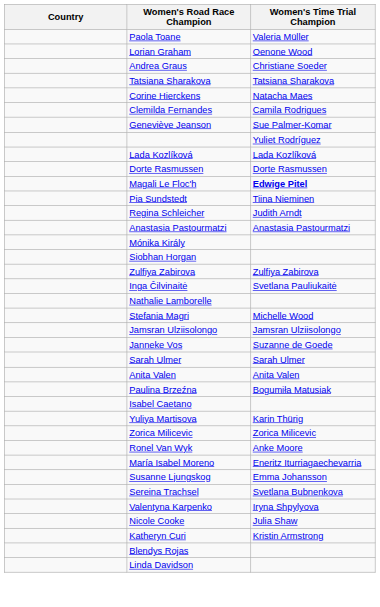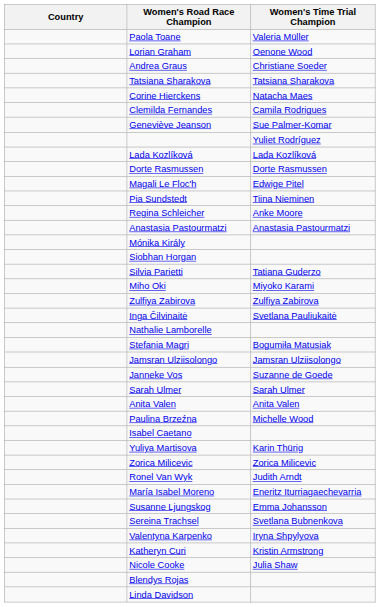(280, 184) bold -> (278, 184) normal
(277, 213) Judith Arndt -> (278, 213) Anke Moore
+ row: (156, 272)
+ row: (147, 286)
(283, 316) Michelle Wood -> (292, 345) Bogumiła Matusiak
(292, 389) Bogumiła Matusiak -> (283, 419) Michelle Wood
(278, 448) Anke Moore -> (277, 477) Judith Arndt
rows swapped: (157, 521) <-> (158, 536)
